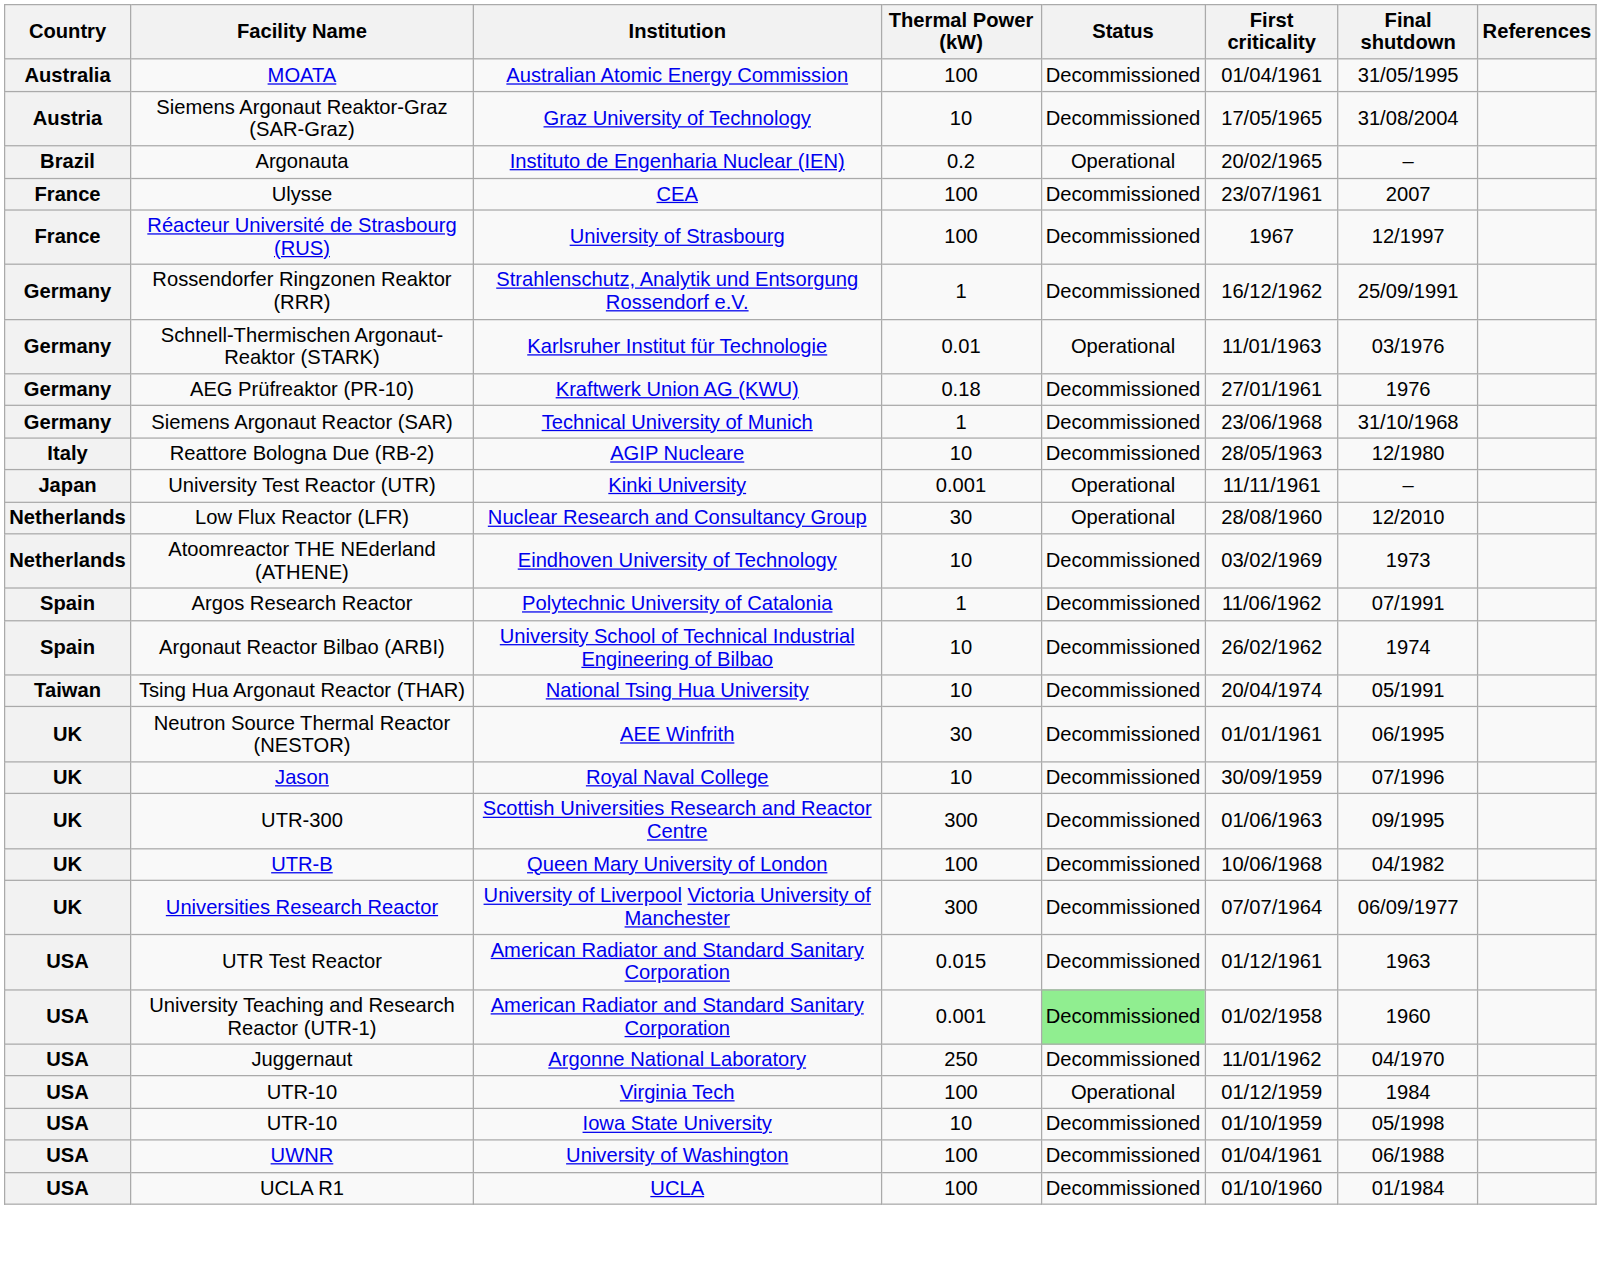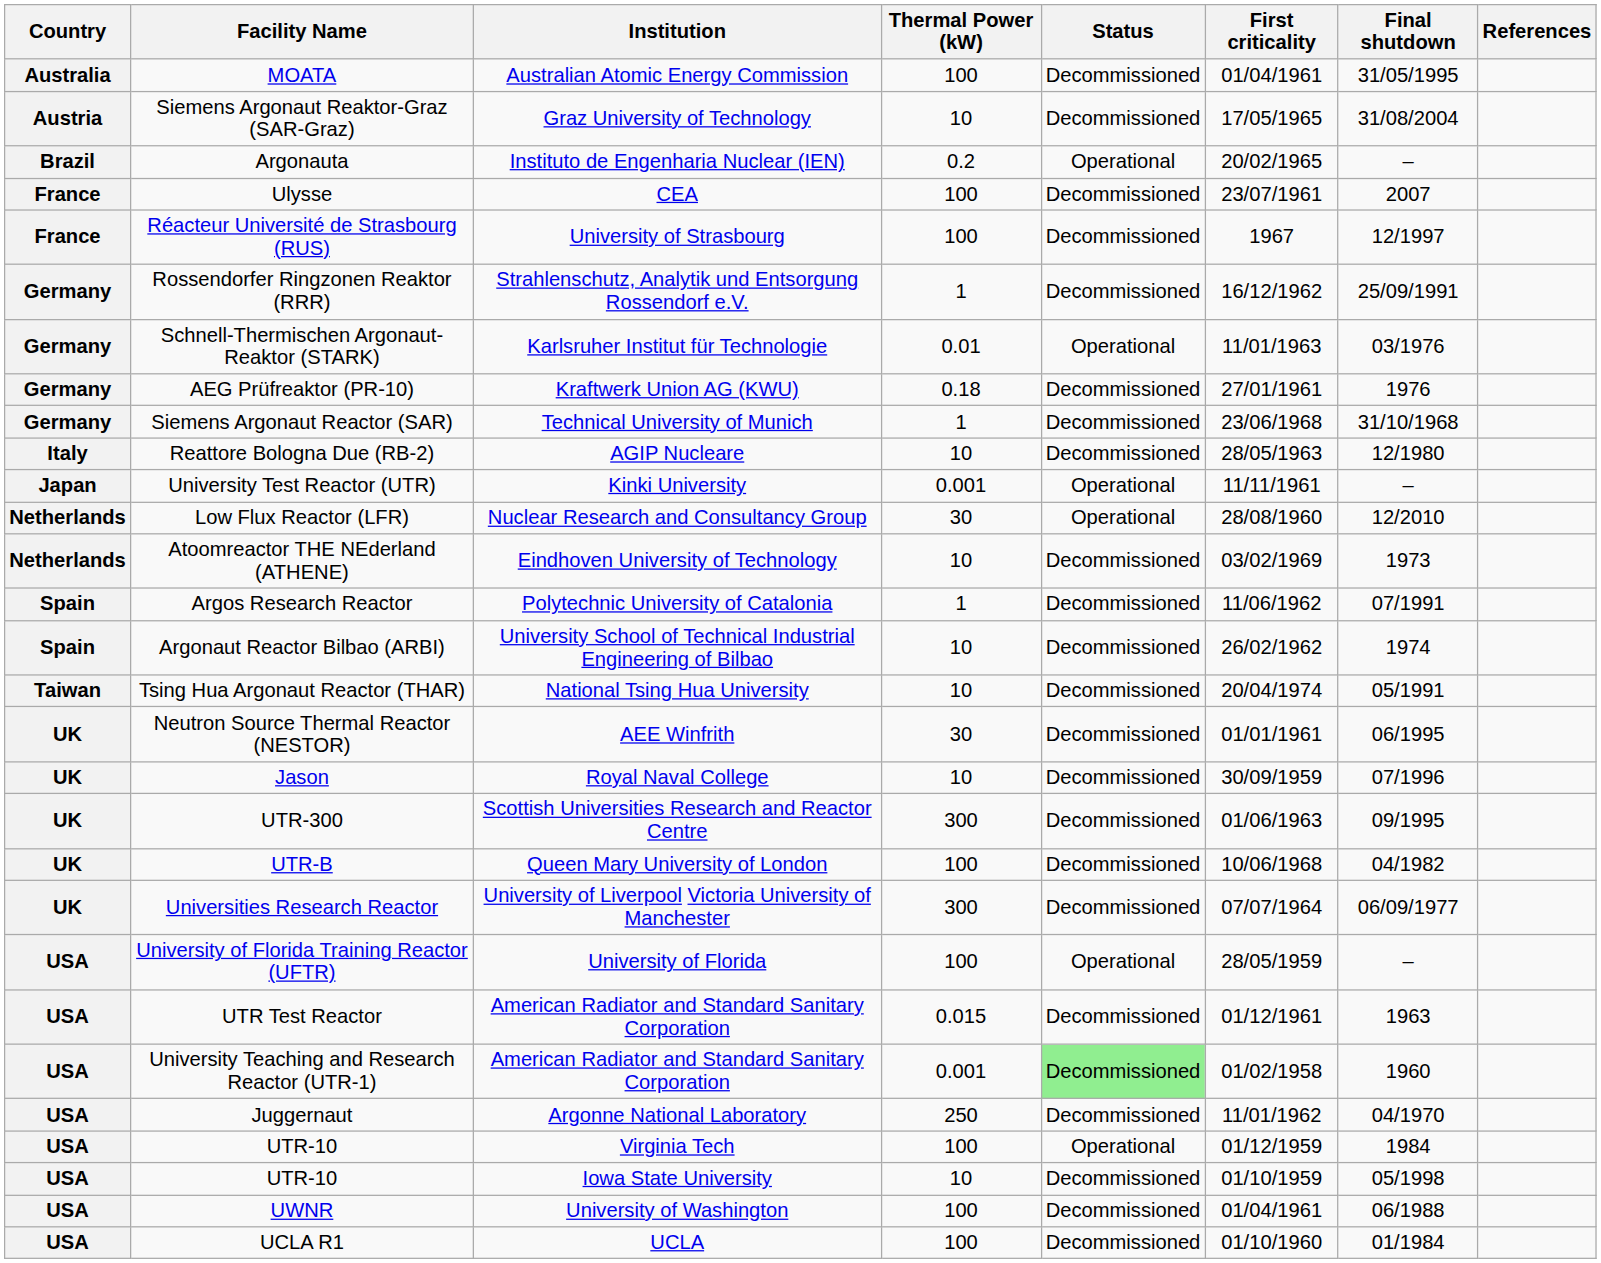+ row: (302, 962)
